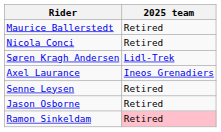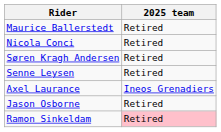(149, 58) Lidl-Trek -> (143, 58) Retired
rows swapped: (43, 73) <-> (40, 88)
